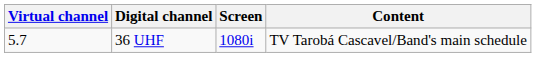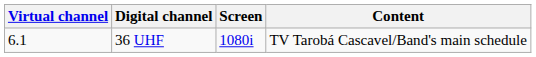(17, 40) 5.7 -> (17, 40) 6.1
